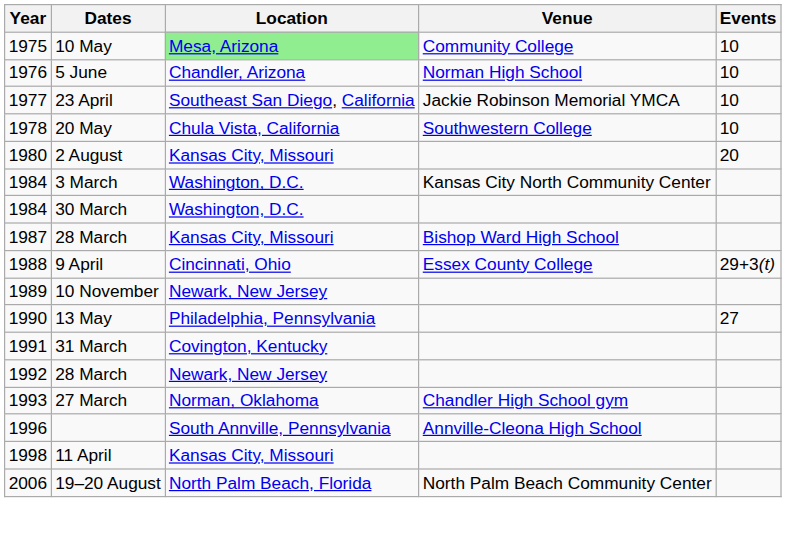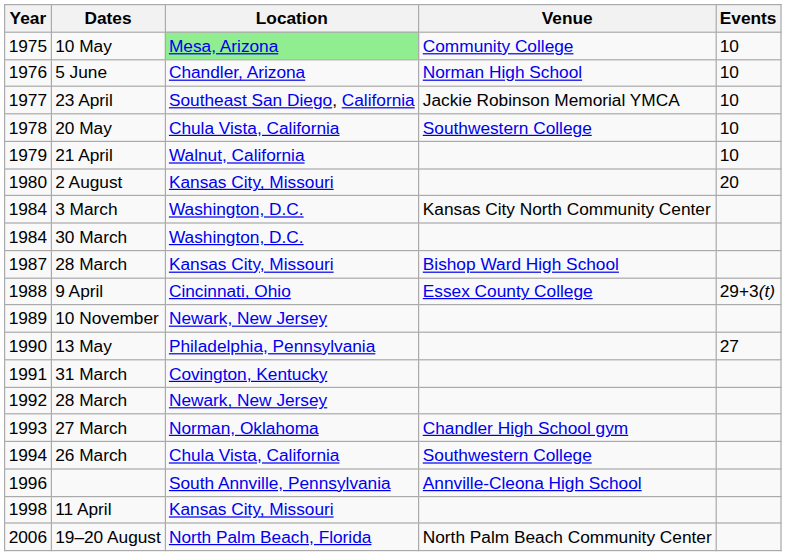+ row: (28, 155)
+ row: (28, 455)
